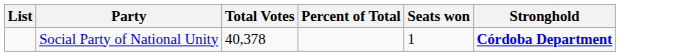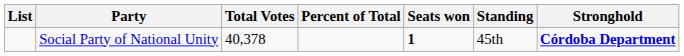+ column: (505, 16)
(411, 39) normal -> (411, 39) bold
